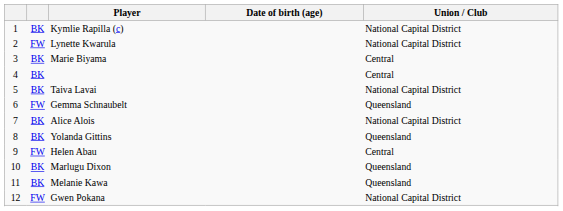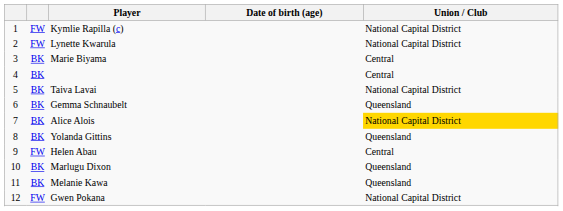(38, 28) BK -> (38, 28) FW
(38, 105) FW -> (38, 105) BK
(413, 121) no background -> (413, 121) gold background
